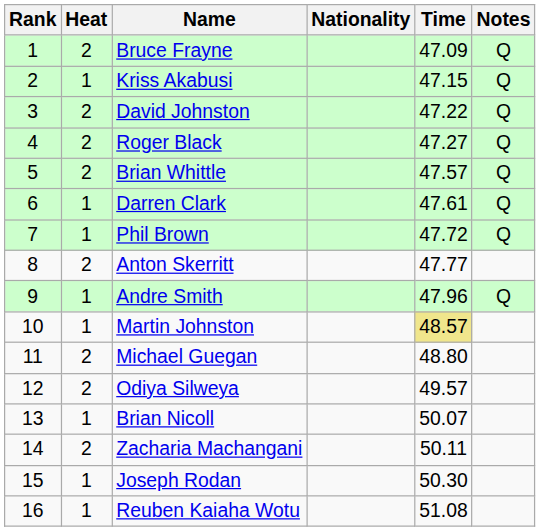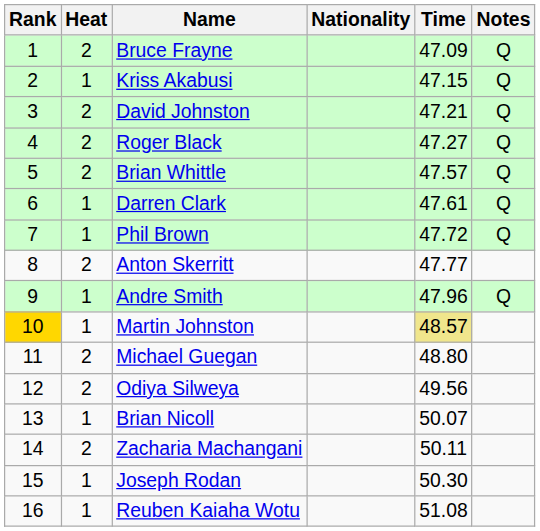(443, 111) 47.22 -> (443, 111) 47.21
(33, 326) no background -> (33, 326) gold background
(443, 388) 49.57 -> (443, 388) 49.56
